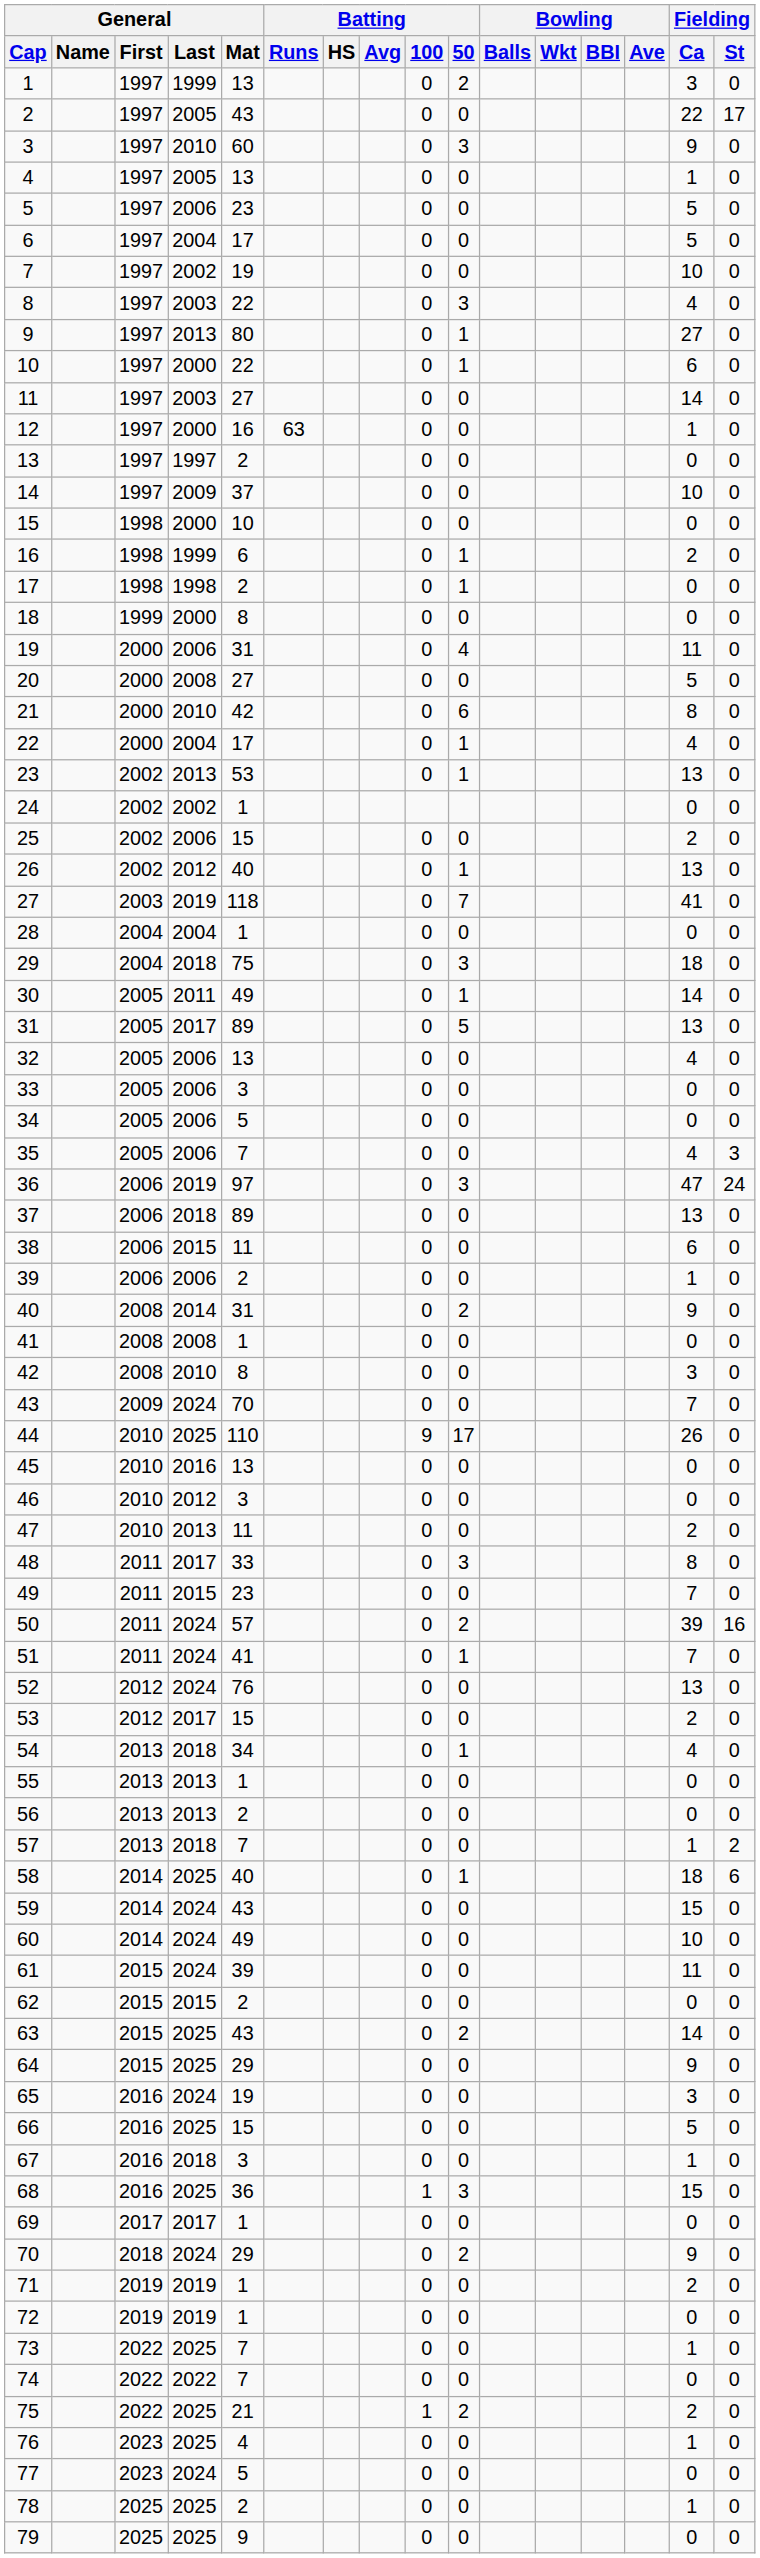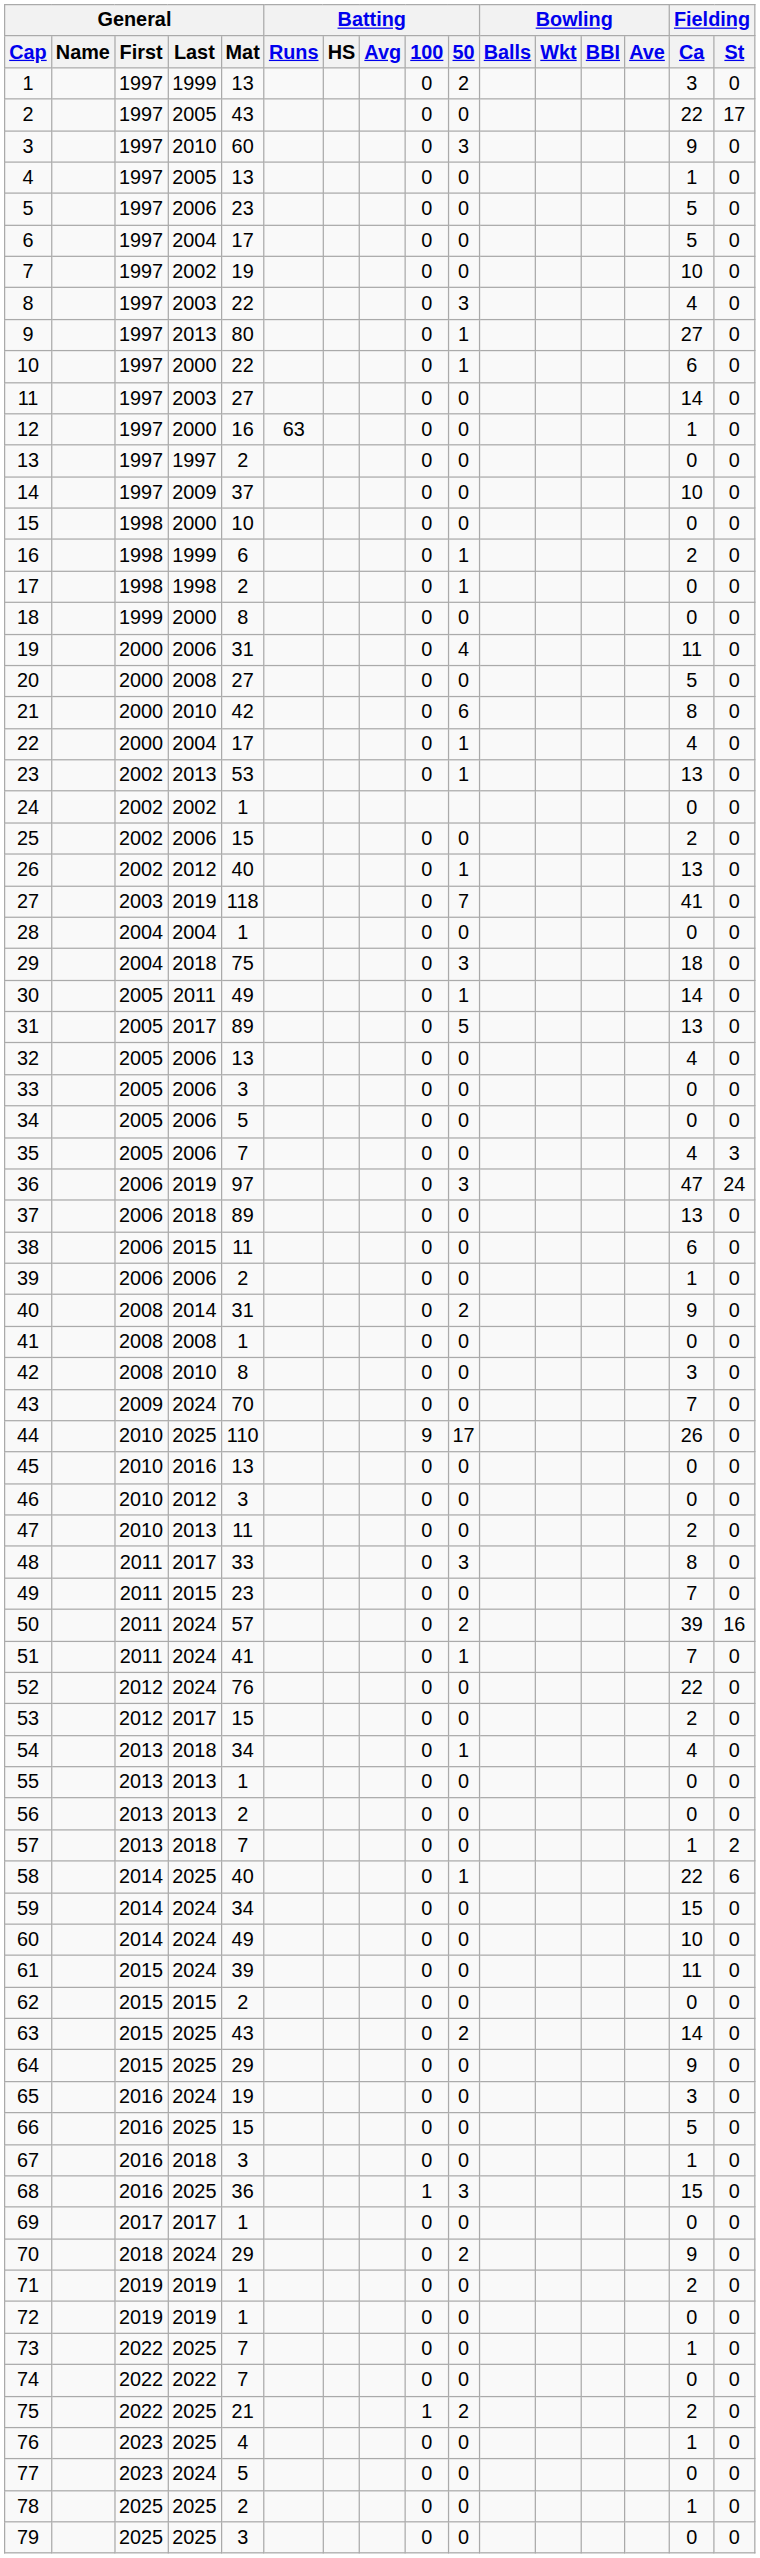(692, 1687) 13 -> (692, 1687) 22
(692, 1876) 18 -> (692, 1876) 22
(243, 1908) 43 -> (243, 1908) 34
(243, 2537) 9 -> (243, 2537) 3
